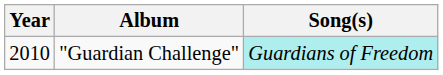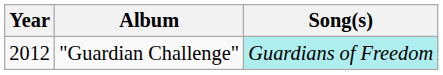(30, 52) 2010 -> (30, 52) 2012
